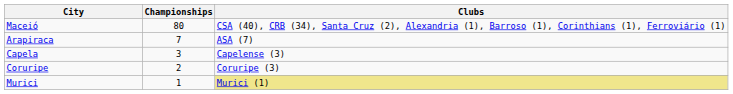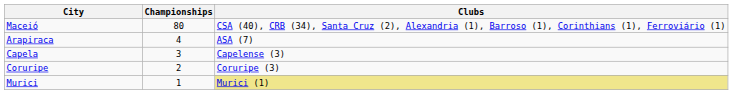(179, 40) 7 -> (179, 40) 4
